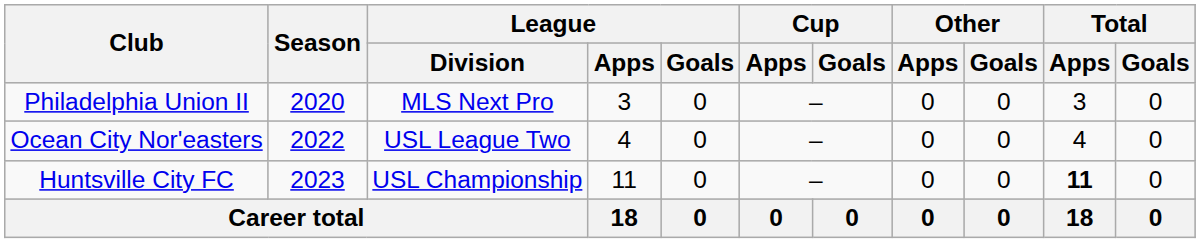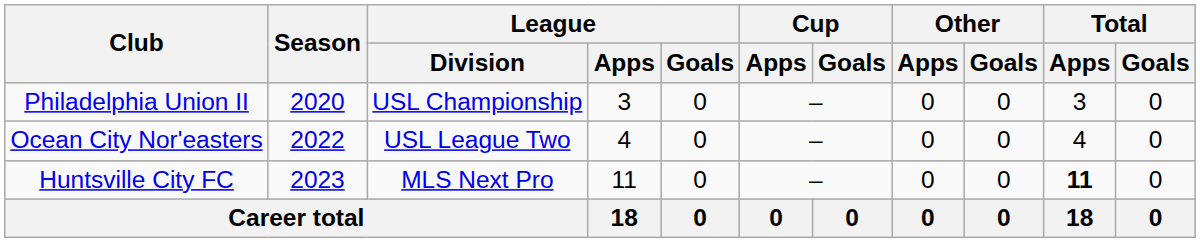(477, 101) MLS Next Pro -> (477, 101) USL Championship
(477, 179) USL Championship -> (477, 179) MLS Next Pro
